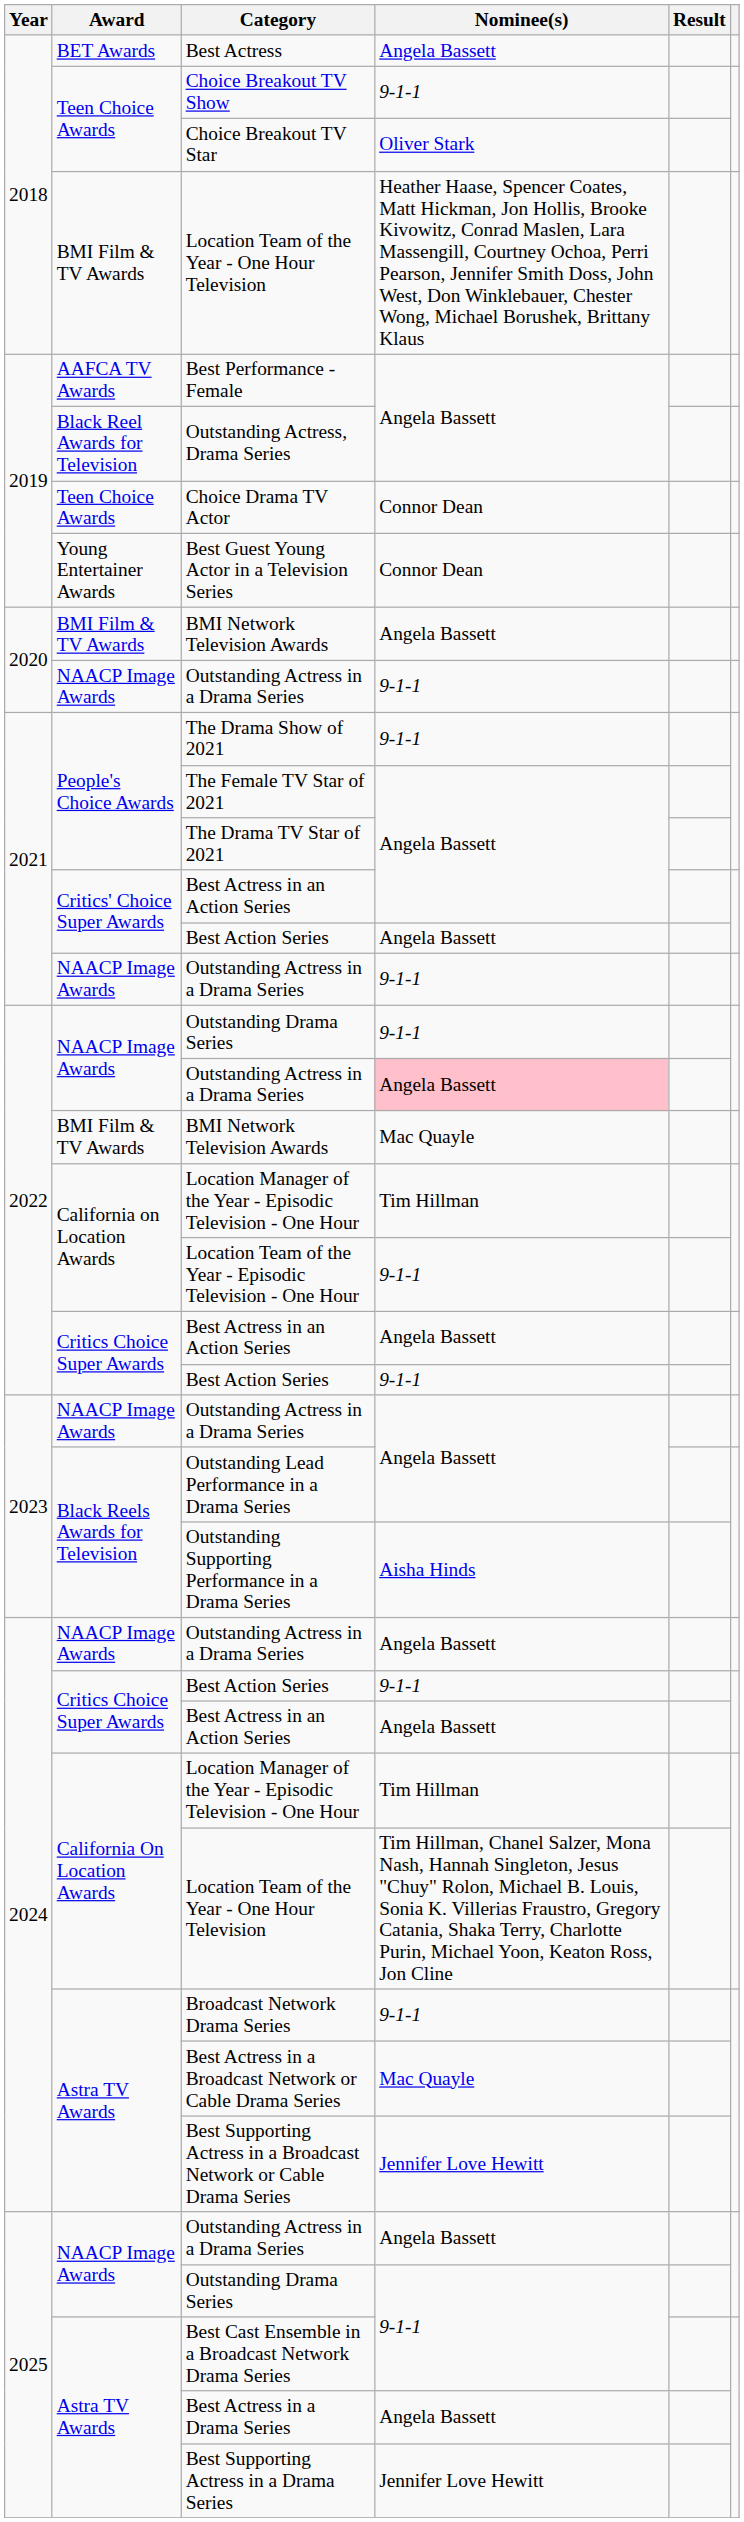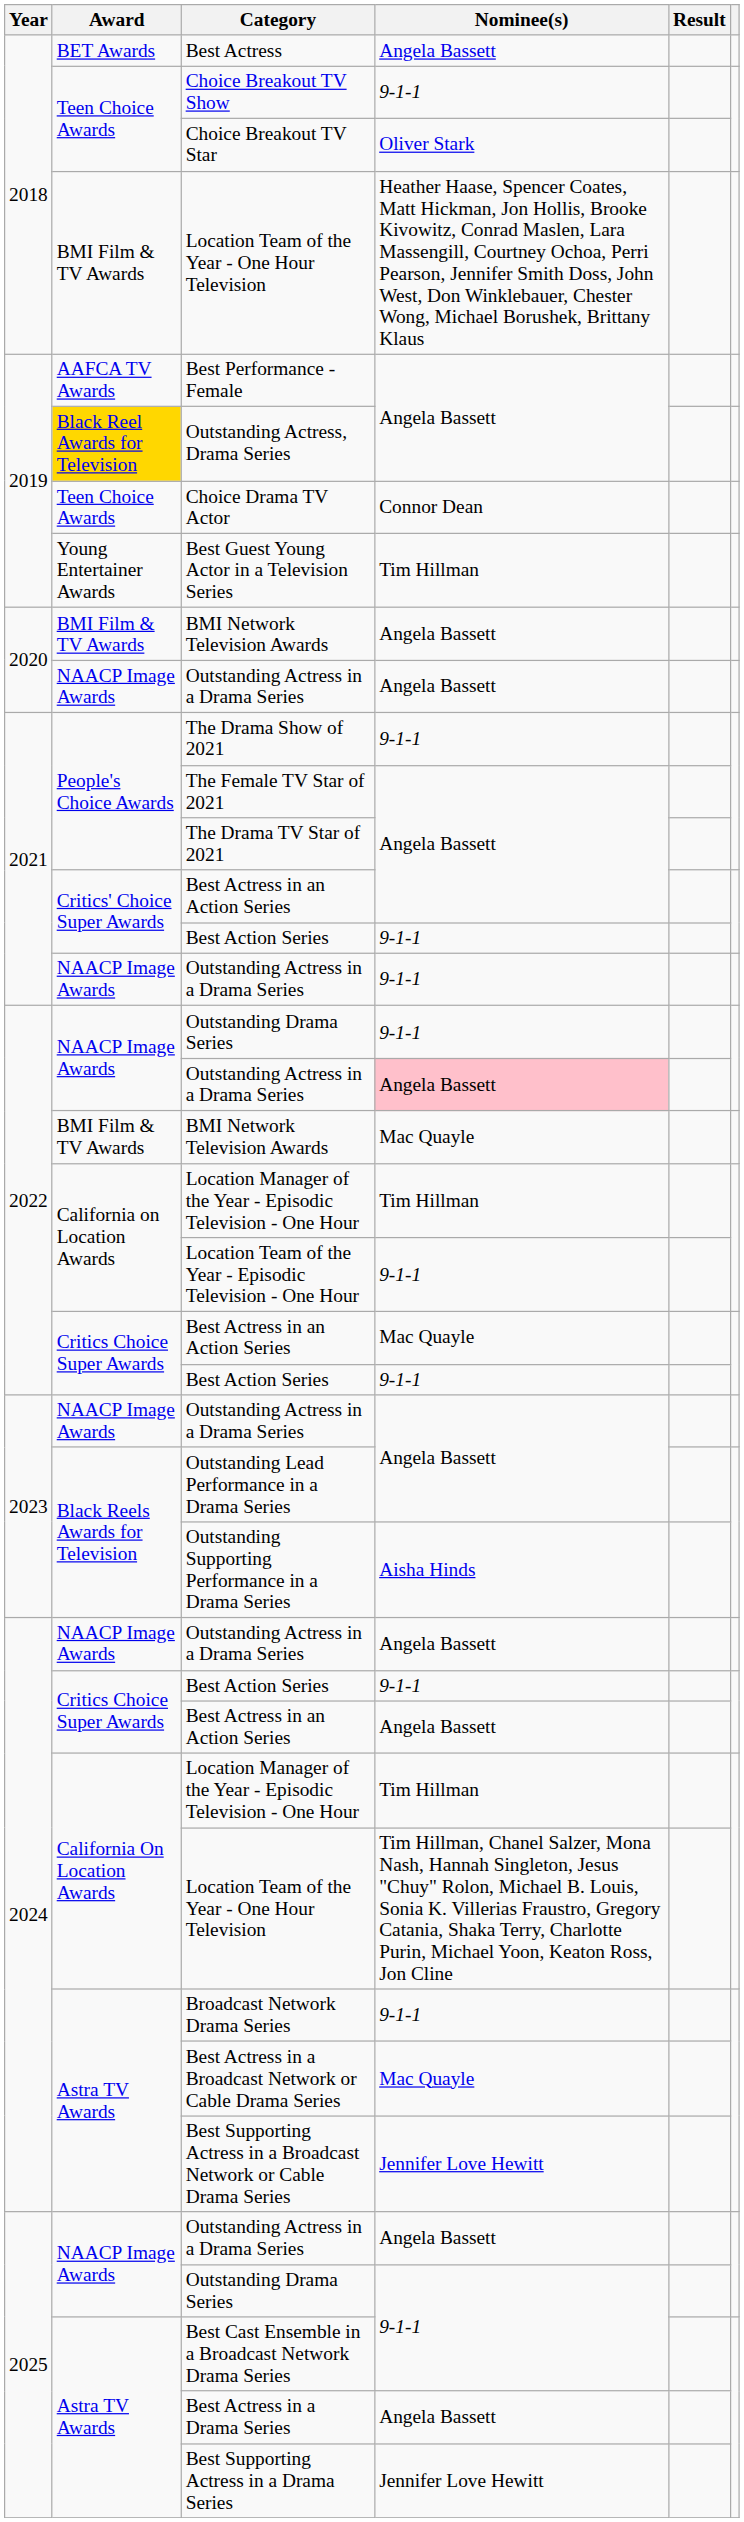(100, 443) no background -> (100, 443) gold background
(431, 570) Connor Dean -> (429, 570) Tim Hillman
(400, 686) 9-1-1 -> (438, 686) Angela Bassett
(438, 937) Angela Bassett -> (400, 937) 9-1-1
(438, 1337) Angela Bassett -> (427, 1337) Mac Quayle
